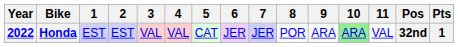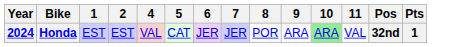- column: (151, 14)
(20, 33) 2022 -> (20, 33) 2024
